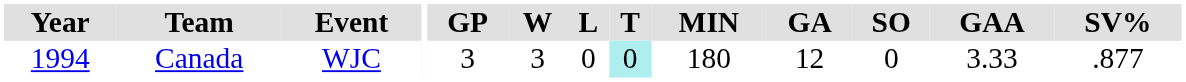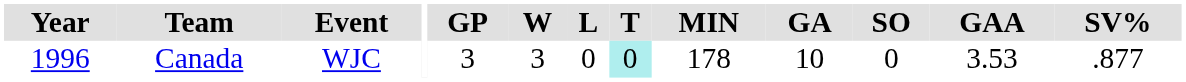(60, 58) 1994 -> (60, 58) 1996
(709, 58) 180 -> (709, 58) 178
(810, 58) 12 -> (810, 58) 10
(992, 58) 3.33 -> (992, 58) 3.53
